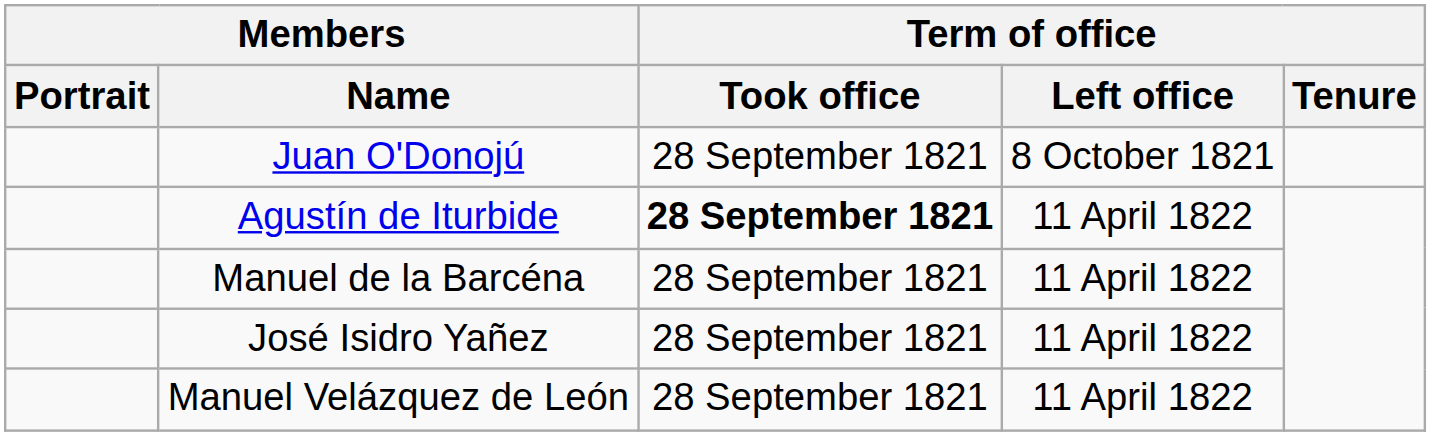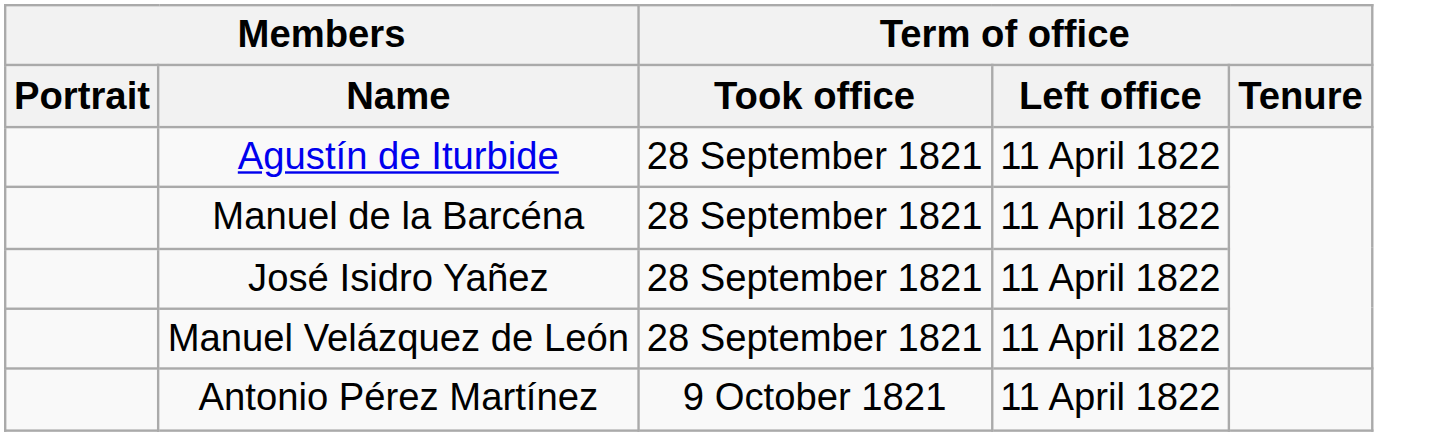- row: (398, 156)
(820, 216) bold -> (815, 156) normal
+ row: (398, 398)
